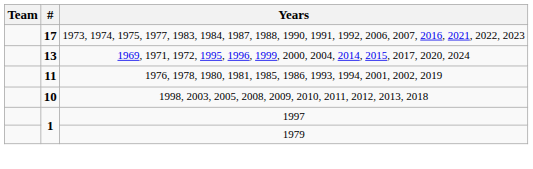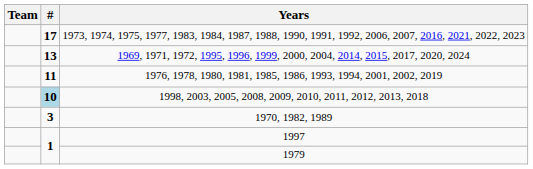(50, 96) no background -> (50, 96) lightblue background
+ row: (294, 117)
